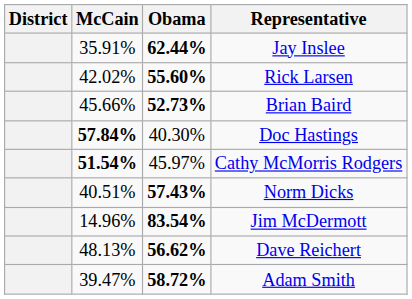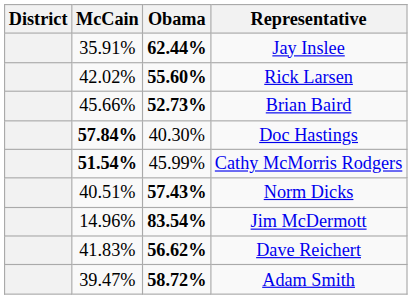(177, 163) 45.97% -> (177, 163) 45.99%
(107, 250) 48.13% -> (107, 250) 41.83%
